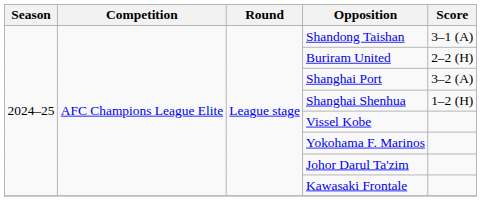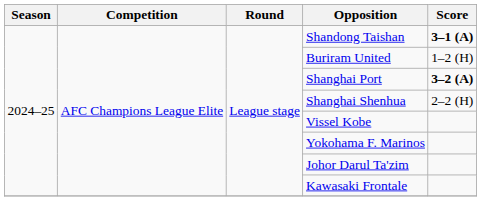(452, 36) normal -> (452, 36) bold
(452, 57) 2–2 (H) -> (452, 57) 1–2 (H)
(452, 79) normal -> (452, 79) bold
(452, 100) 1–2 (H) -> (452, 100) 2–2 (H)
